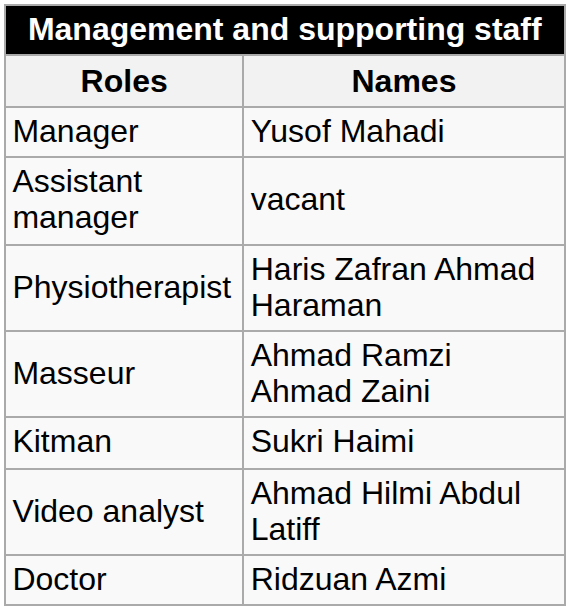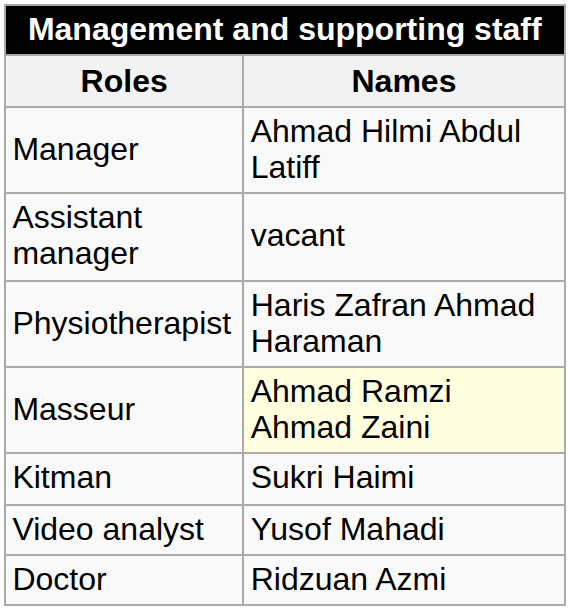(348, 131) Yusof Mahadi -> (386, 149) Ahmad Hilmi Abdul Latiff
(351, 373) no background -> (351, 409) lightyellow background
(386, 511) Ahmad Hilmi Abdul Latiff -> (348, 529) Yusof Mahadi
